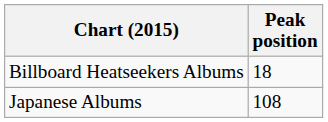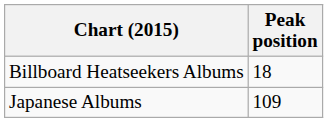(267, 102) 108 -> (267, 102) 109
